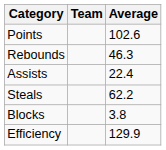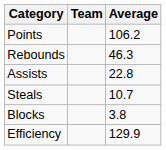(124, 34) 102.6 -> (124, 34) 106.2
(121, 74) 22.4 -> (121, 74) 22.8
(121, 94) 62.2 -> (121, 94) 10.7
